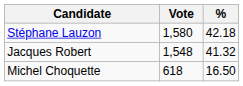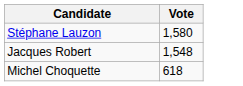- column: (221, 14)
